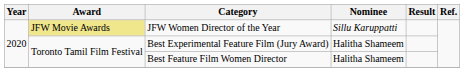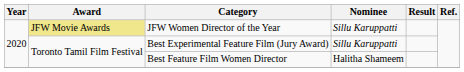(368, 43) Halitha Shameem -> (365, 43) Sillu Karuppatti
